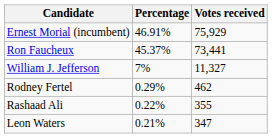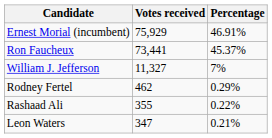columns swapped: (230, 14) <-> (162, 14)
